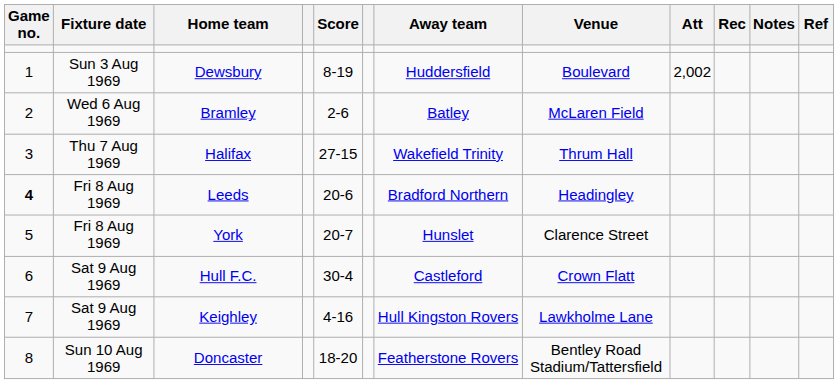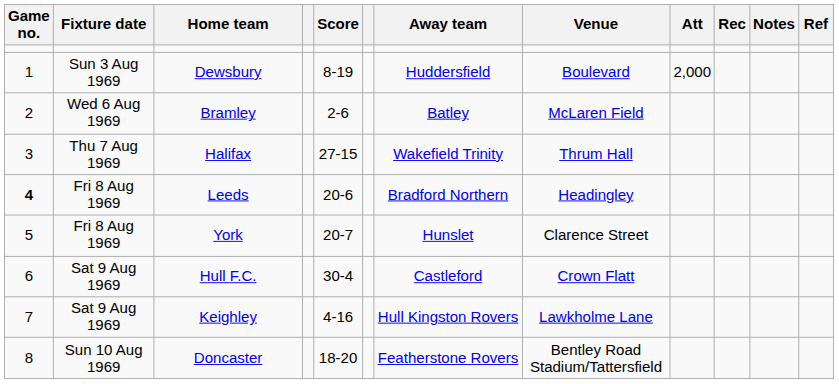(692, 72) 2,002 -> (692, 72) 2,000
